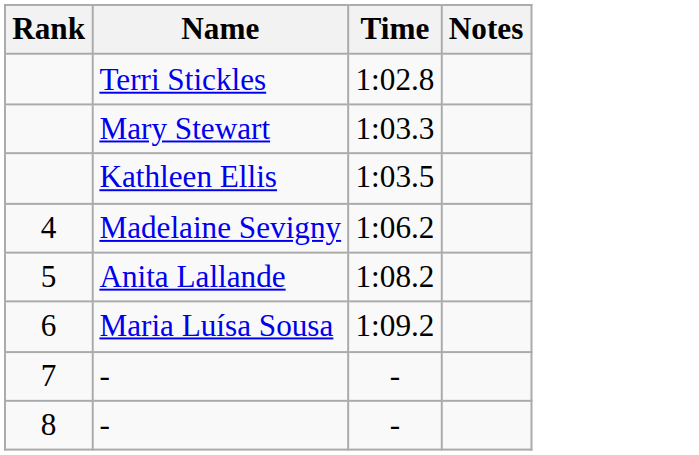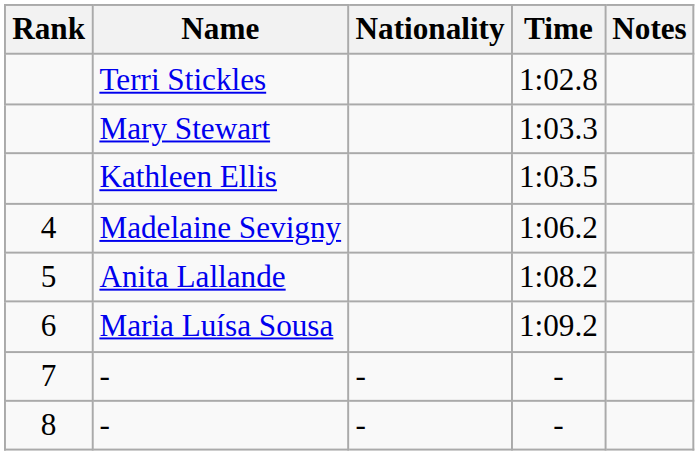+ column: (430, 29)
